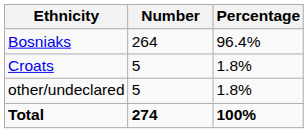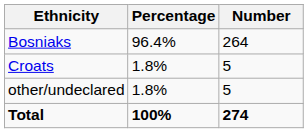columns swapped: (170, 16) <-> (258, 16)
